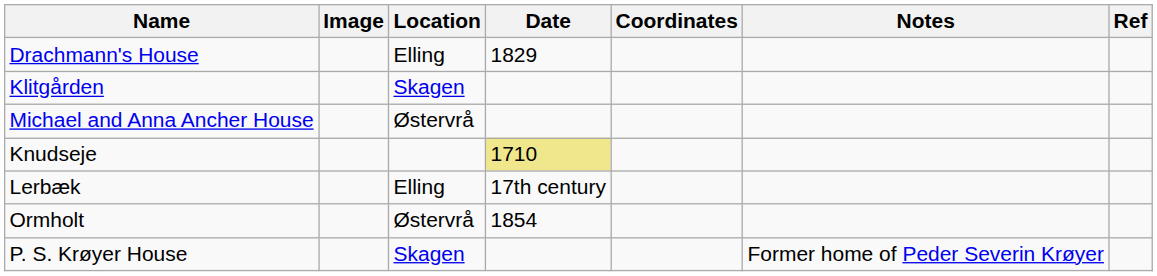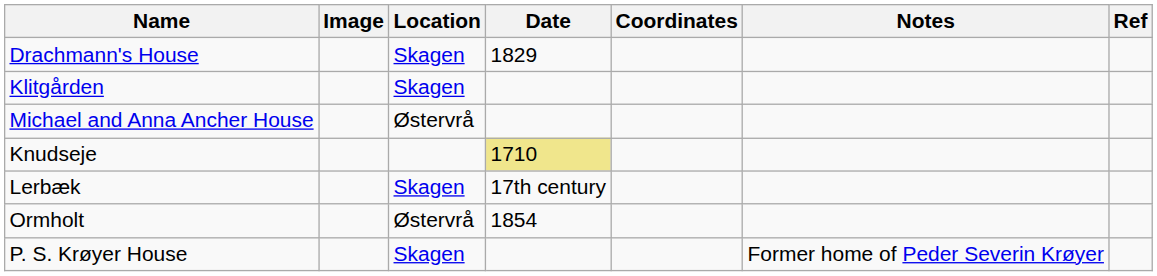(419, 54) Elling -> (429, 54) Skagen
(419, 187) Elling -> (429, 187) Skagen
